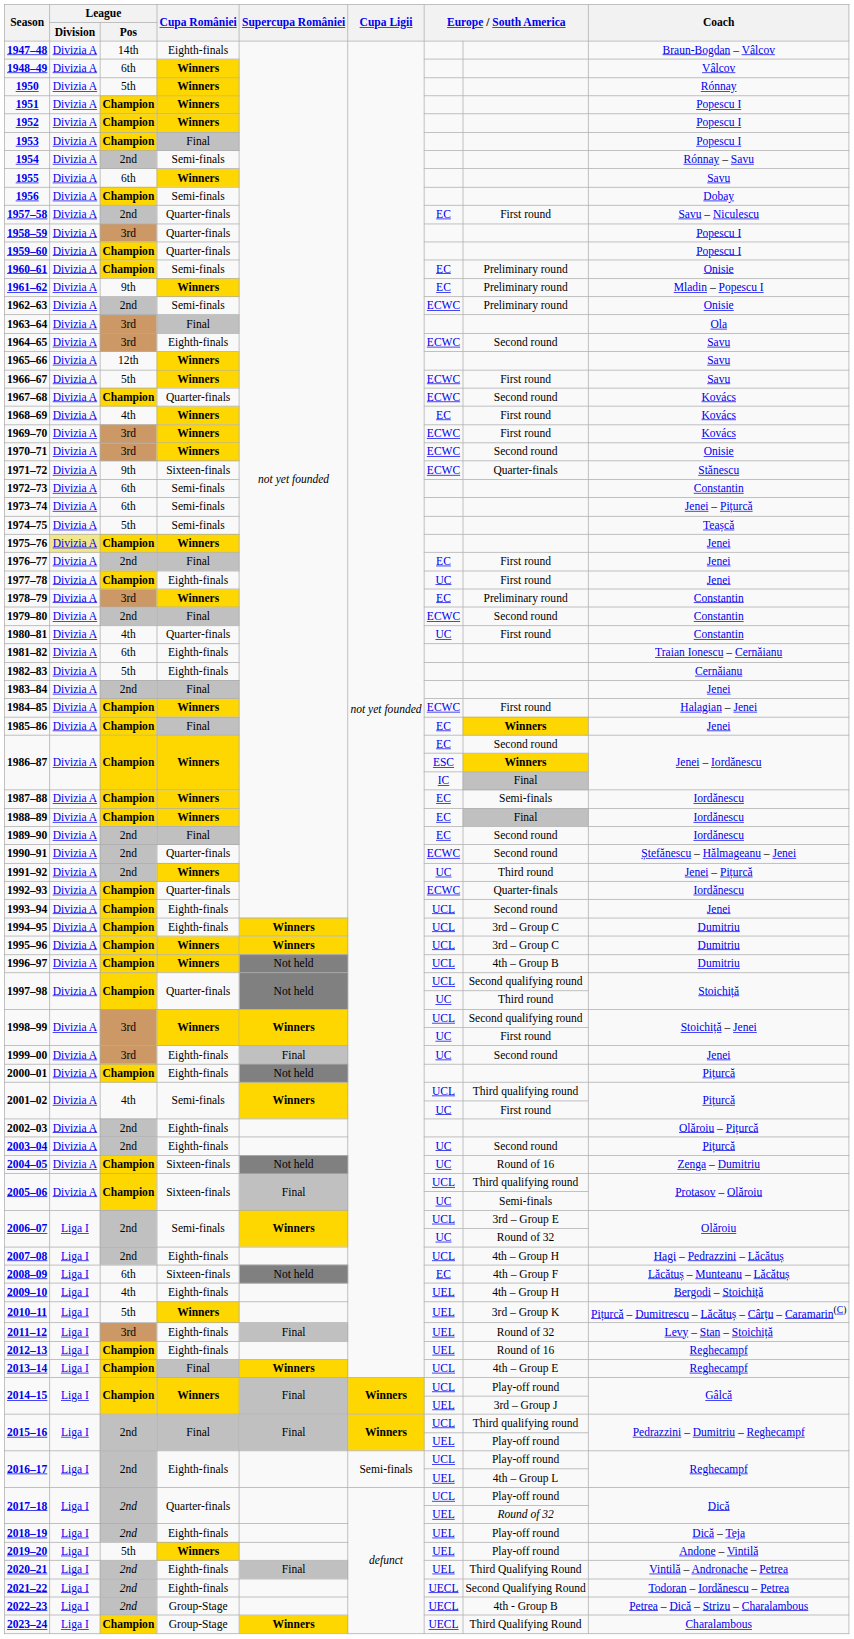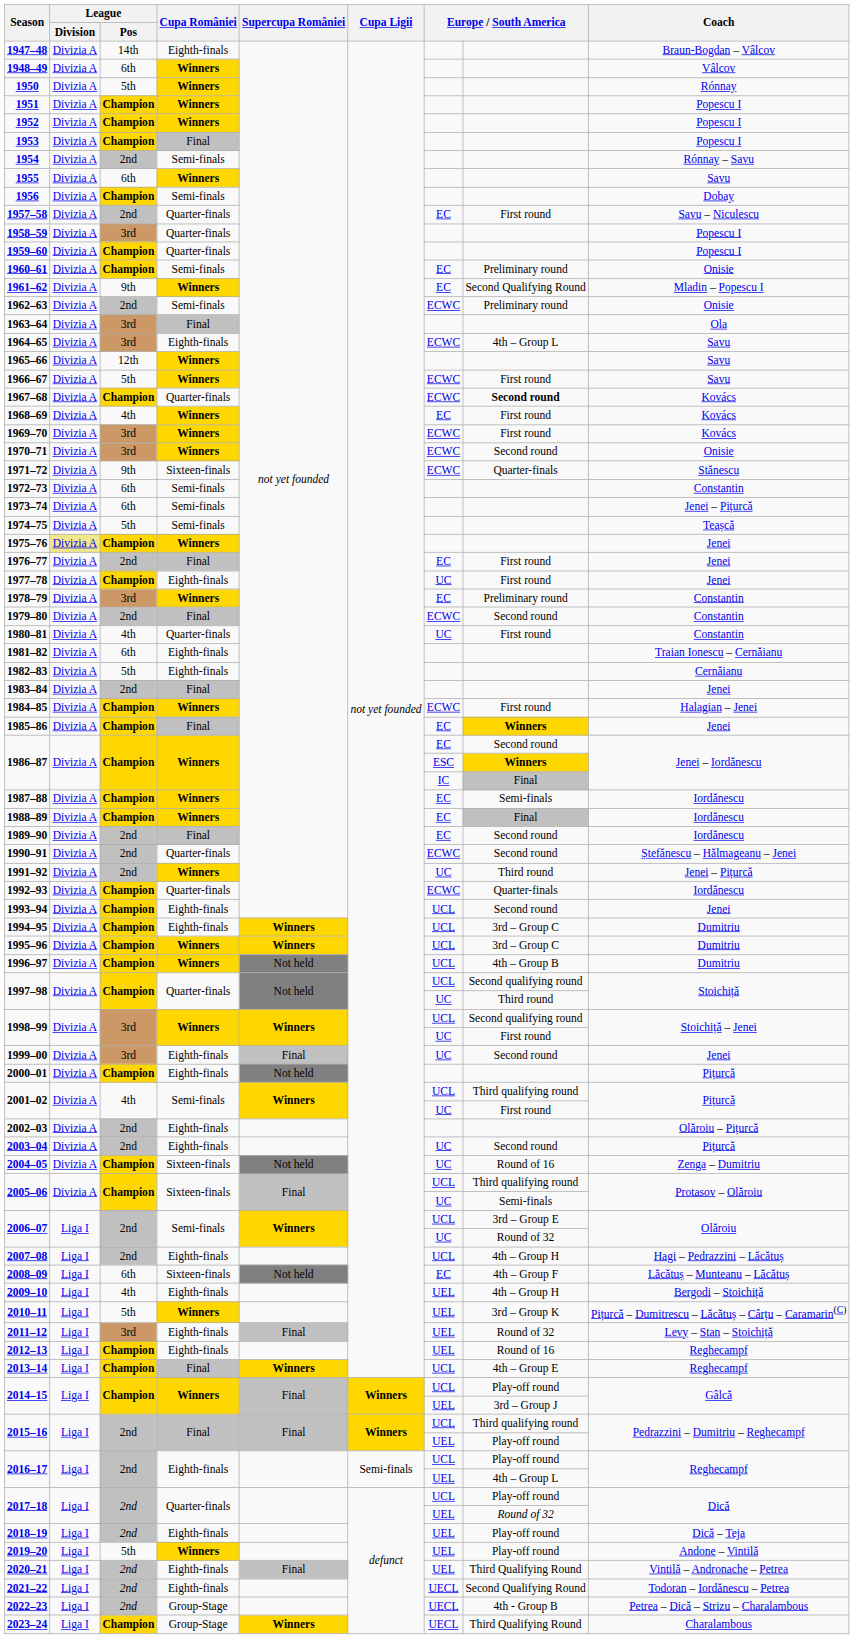(526, 287) Preliminary round -> (526, 287) Second Qualifying Round
(526, 342) Second round -> (526, 342) 4th – Group L
(526, 397) normal -> (526, 397) bold
